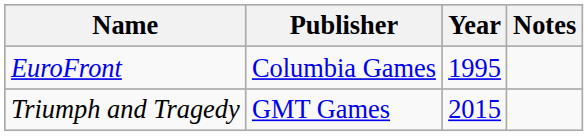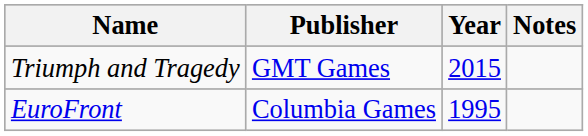rows swapped: (66, 67) <-> (125, 109)
